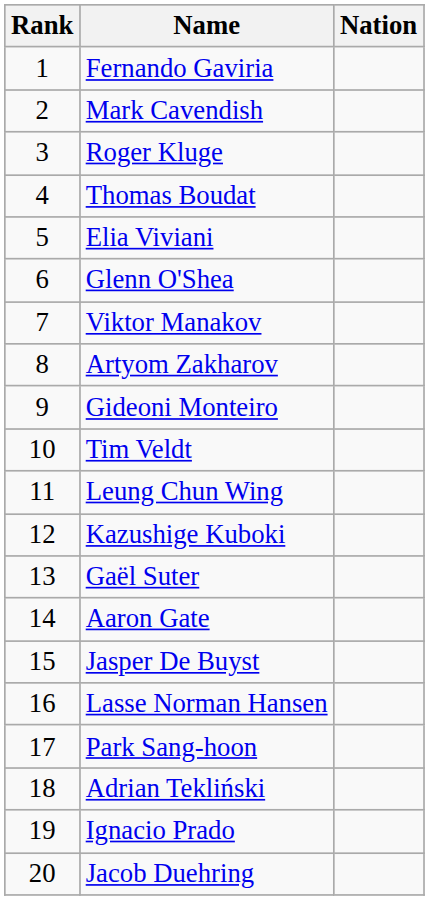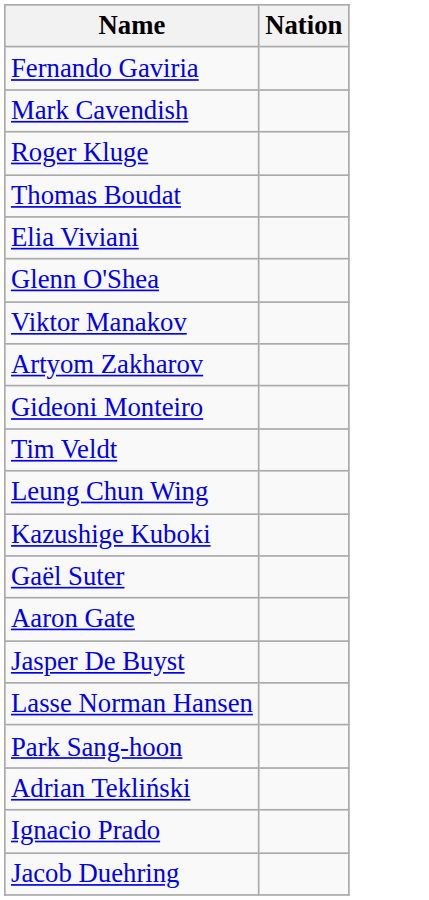- column: (42, 25)
